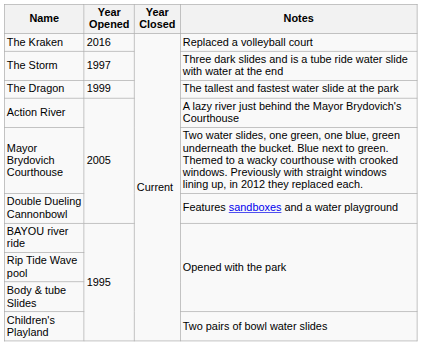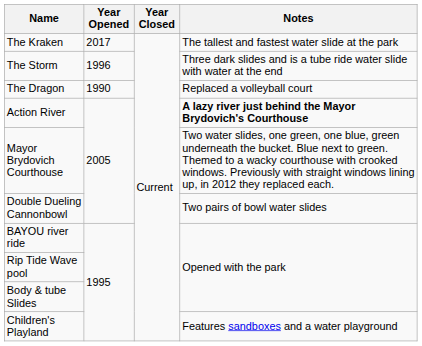(99, 42) 2016 -> (98, 42) 2017
(248, 42) Replaced a volleyball court -> (290, 42) The tallest and fastest water slide at the park
(99, 65) 1997 -> (98, 65) 1996
(99, 89) 1999 -> (98, 89) 1990
(291, 89) The tallest and fastest water slide at the park -> (247, 89) Replaced a volleyball court
(292, 112) normal -> (269, 112) bold
(290, 208) Features sandboxes and a water playground -> (255, 208) Two pairs of bowl water slides
(255, 326) Two pairs of bowl water slides -> (290, 326) Features sandboxes and a water playground
